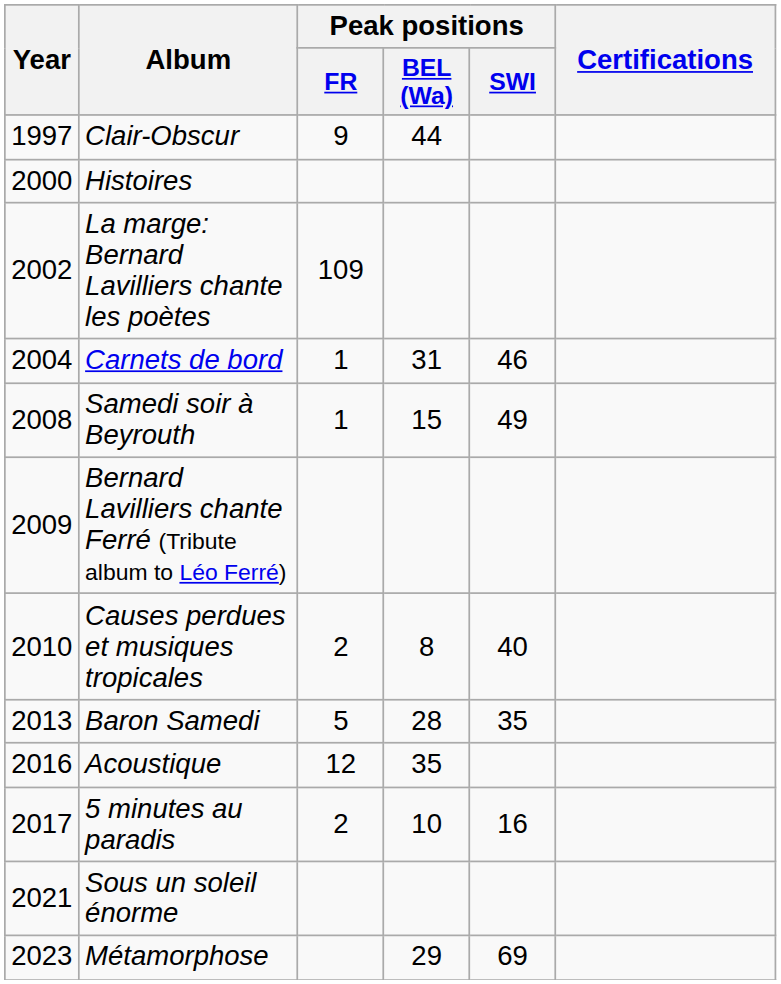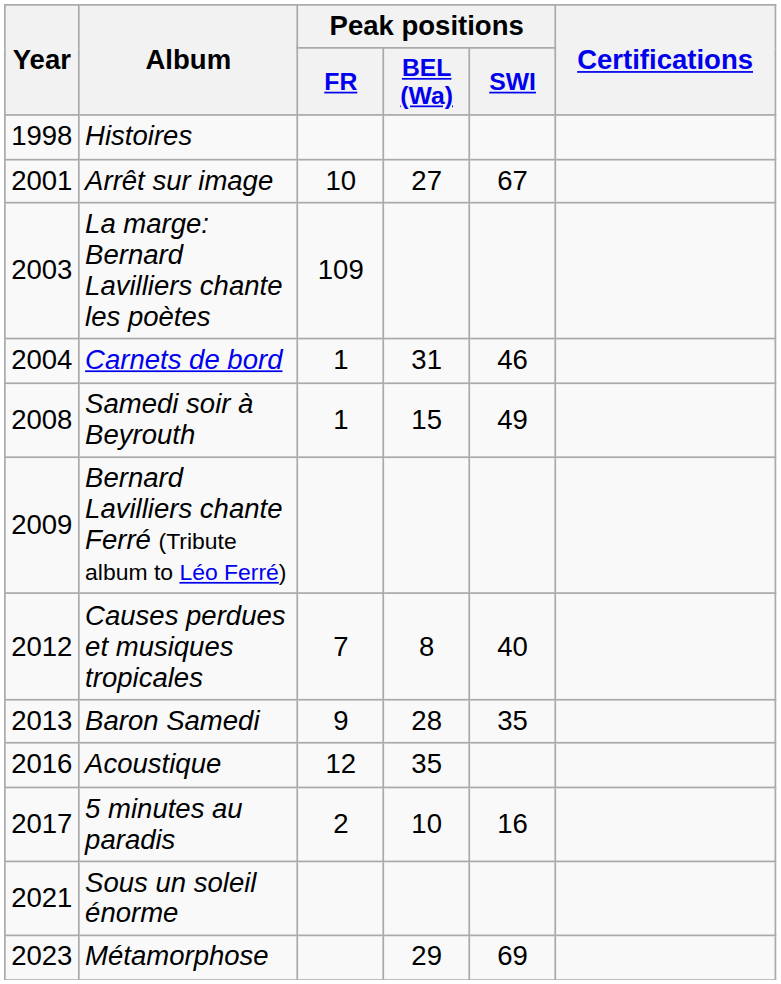- row: (162, 136)
(42, 180) 2000 -> (42, 136) 1998
+ row: (179, 180)
(42, 270) 2002 -> (42, 270) 2003
(42, 646) 2010 -> (42, 646) 2012
(341, 646) 2 -> (341, 646) 7
(341, 720) 5 -> (341, 720) 9
